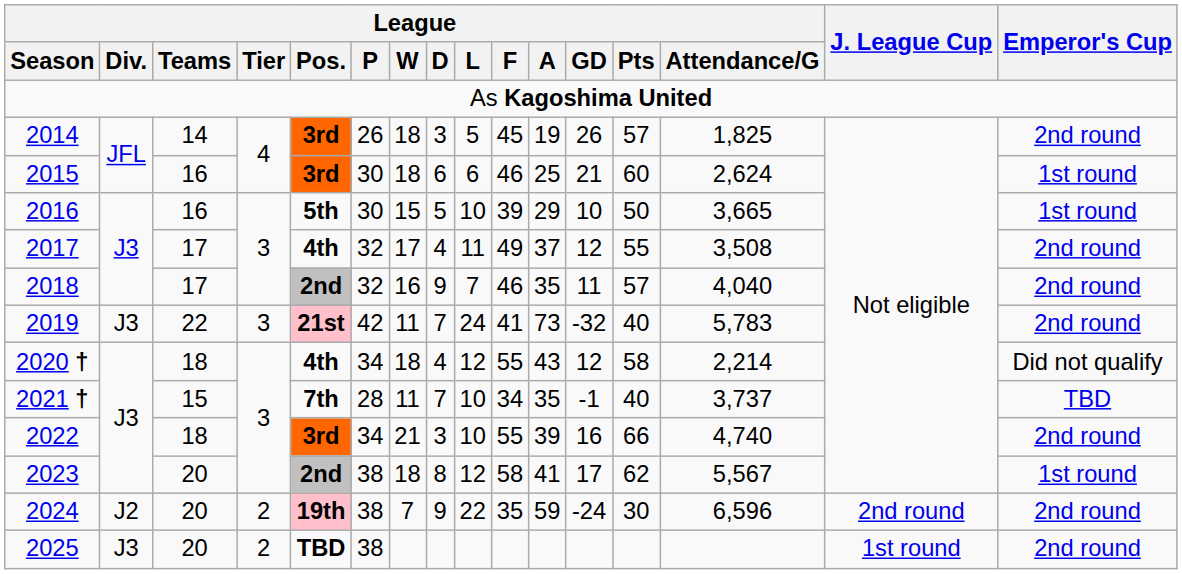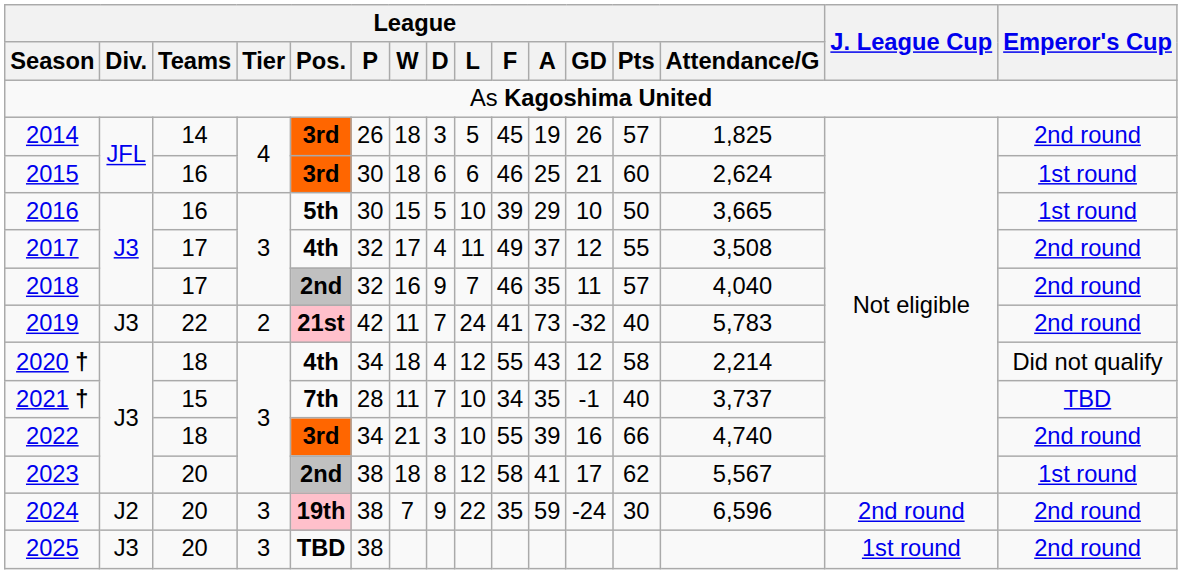(264, 323) 3 -> (264, 323) 2
(264, 511) 2 -> (264, 511) 3
(264, 549) 2 -> (264, 549) 3
